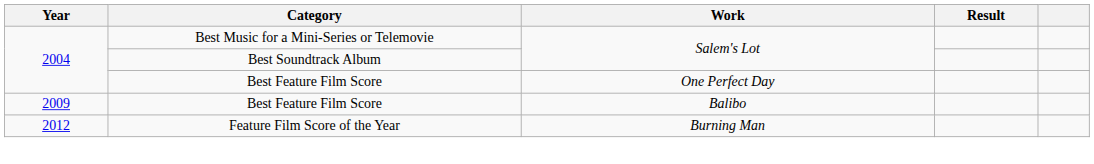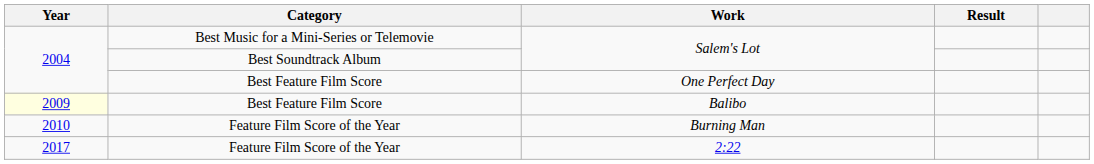(56, 103) no background -> (56, 103) lightyellow background
(56, 125) 2012 -> (56, 125) 2010
+ row: (314, 147)
